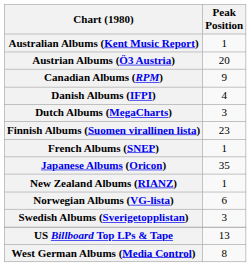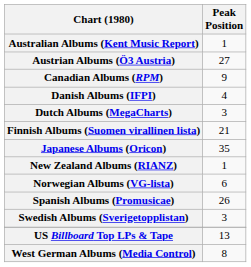(224, 60) 20 -> (224, 60) 27
(224, 130) 23 -> (224, 130) 21
- row: (104, 148)
+ row: (104, 200)
